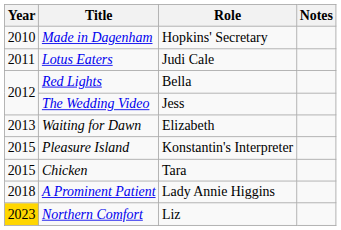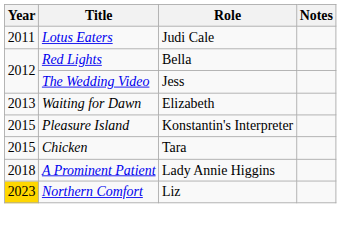- row: (97, 37)
